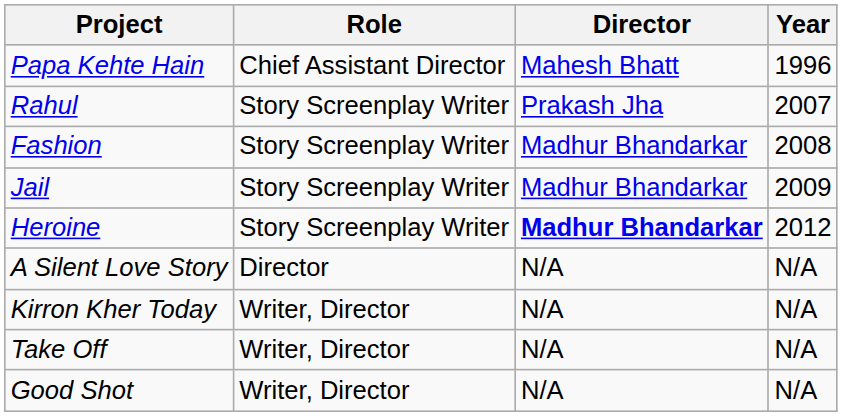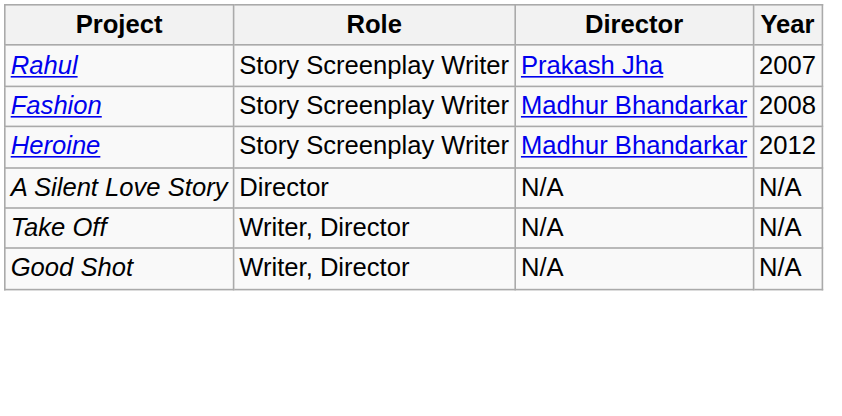- row: (107, 65)
- row: (30, 187)
(642, 227) bold -> (634, 146) normal
- row: (113, 308)
